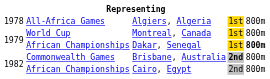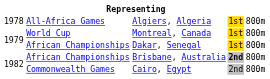(256, 46) bold -> (256, 46) normal
(71, 57) Commonwealth Games -> (78, 57) African Championships
(78, 69) African Championships -> (71, 69) Commonwealth Games
